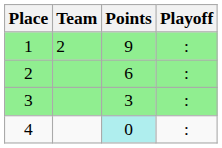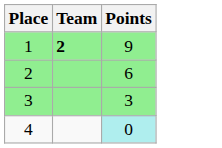- column: (187, 18)
(61, 45) normal -> (61, 45) bold
